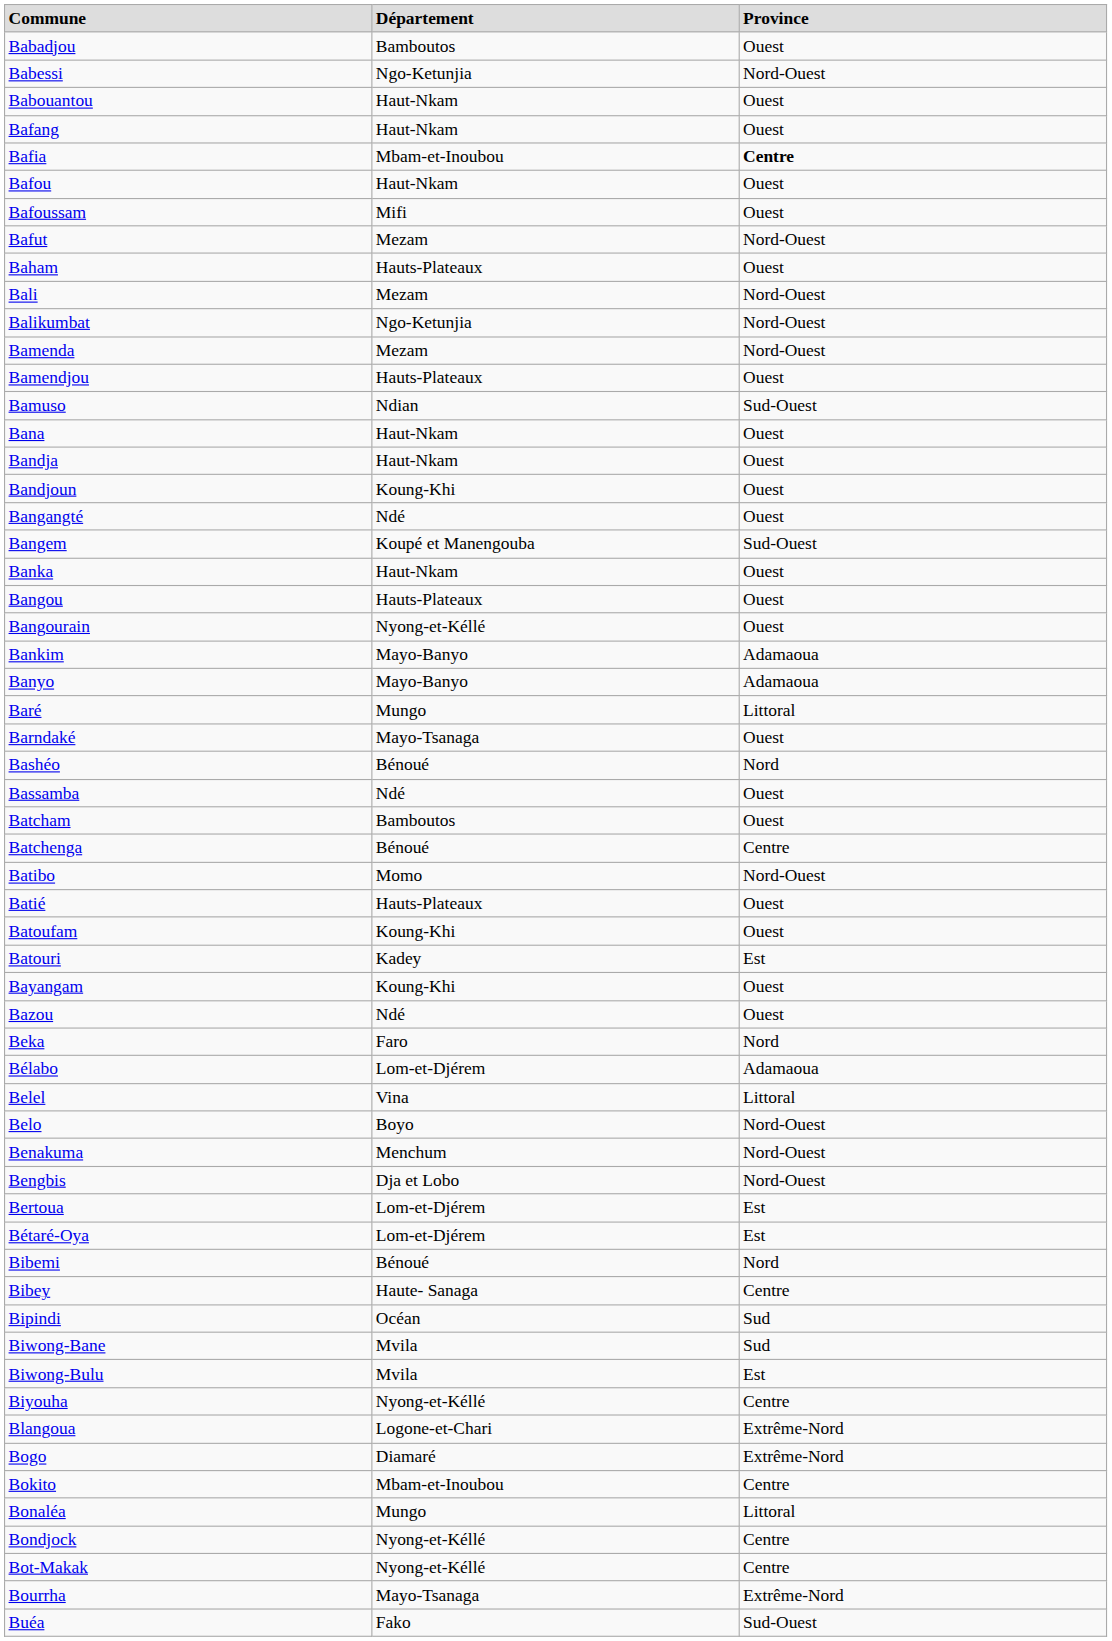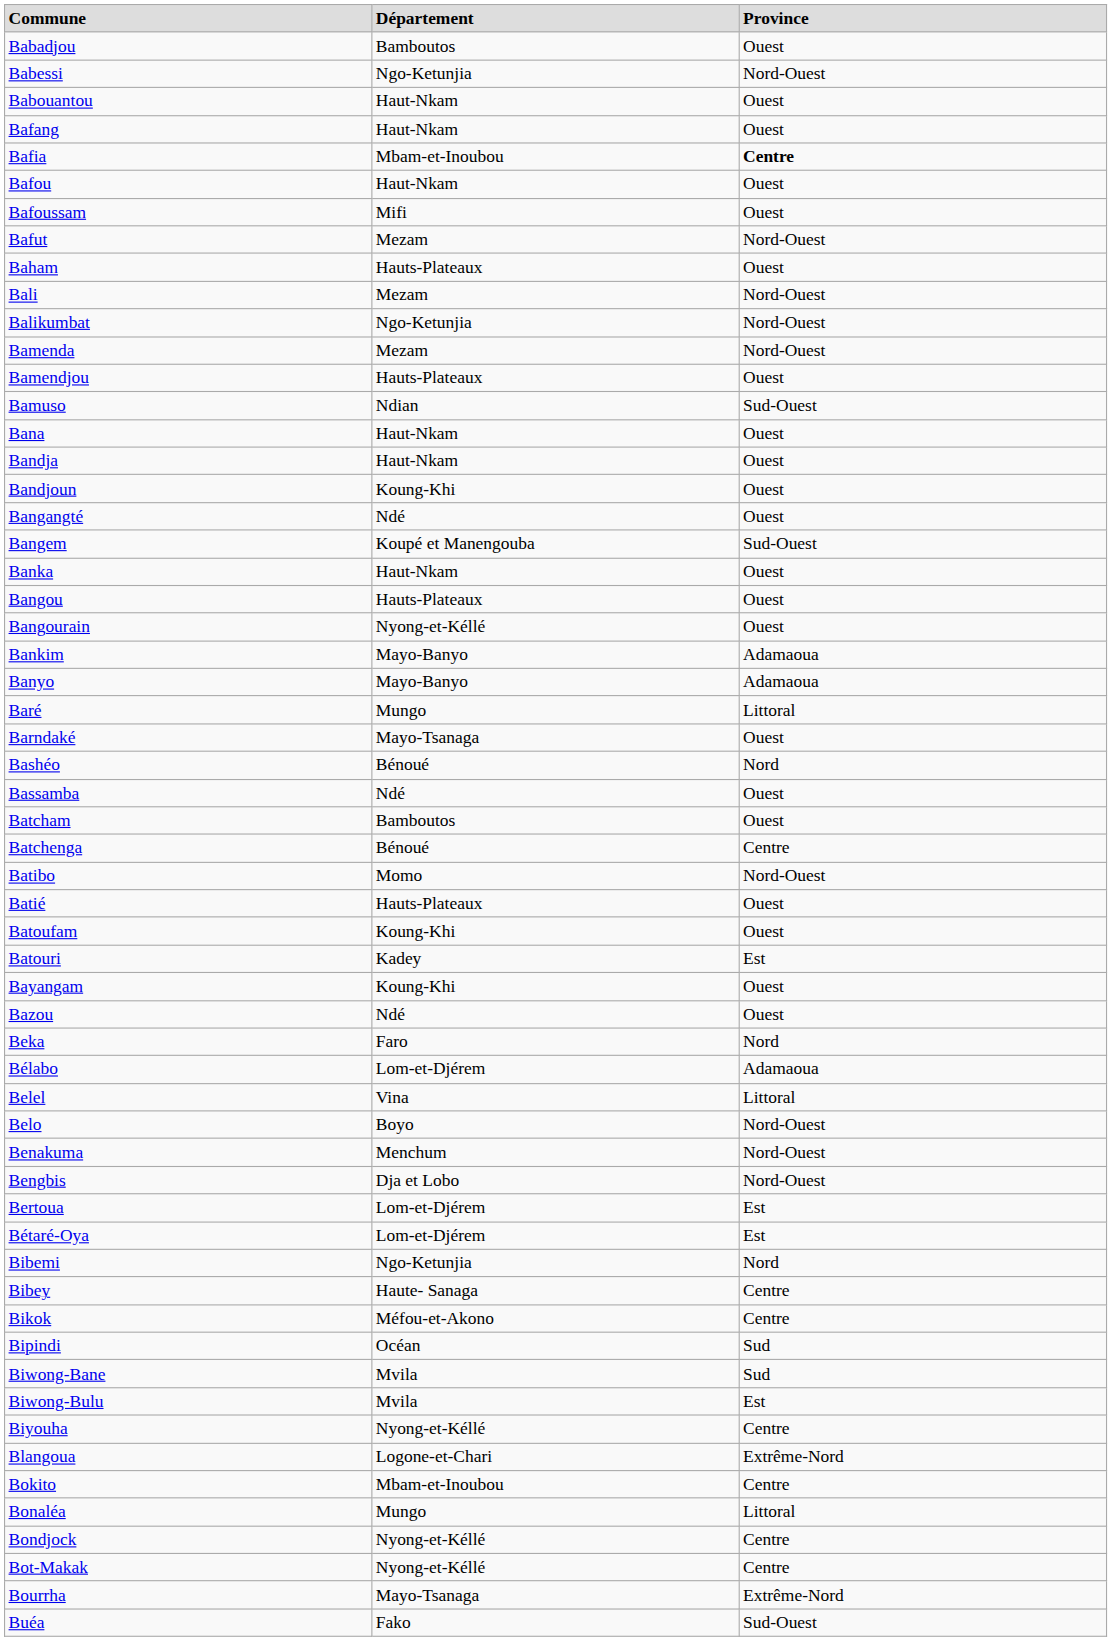(402, 1262) Bénoué -> (424, 1262) Ngo-Ketunjia
+ row: (30, 1318)
- row: (27, 1456)
